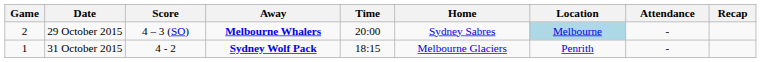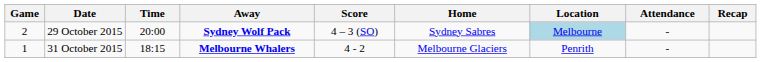columns swapped: (368, 13) <-> (166, 13)
(273, 31) Melbourne Whalers -> (247, 31) Sydney Wolf Pack
(273, 48) Sydney Wolf Pack -> (247, 48) Melbourne Whalers
